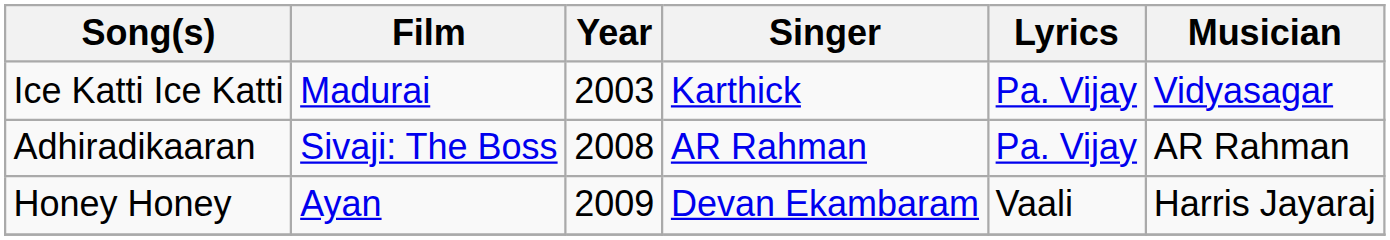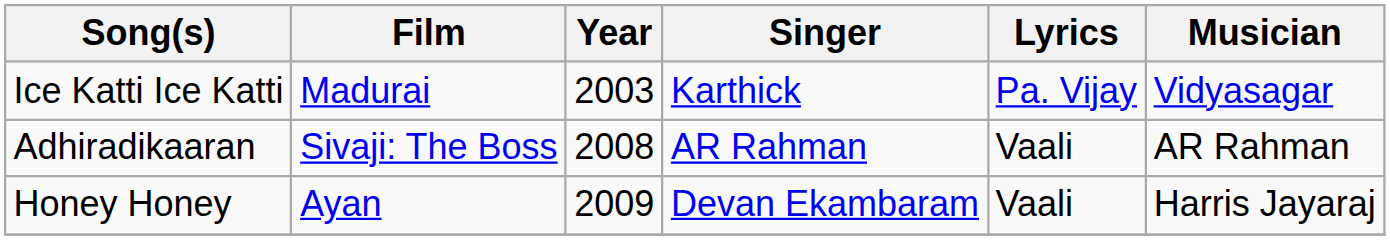(1066, 147) Pa. Vijay -> (1034, 147) Vaali
